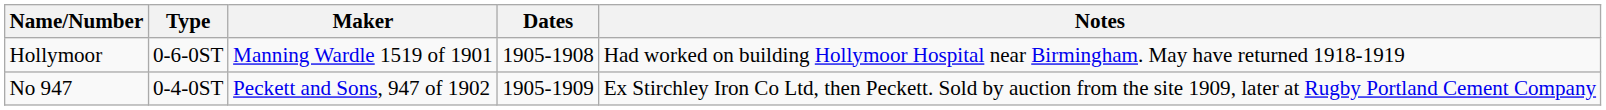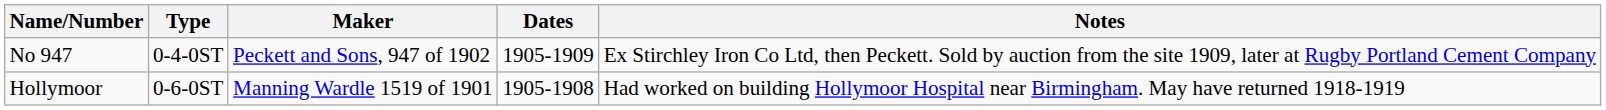rows swapped: (56, 54) <-> (41, 88)
